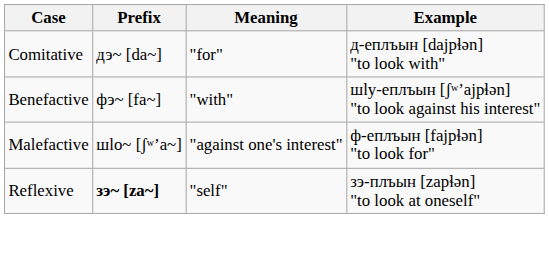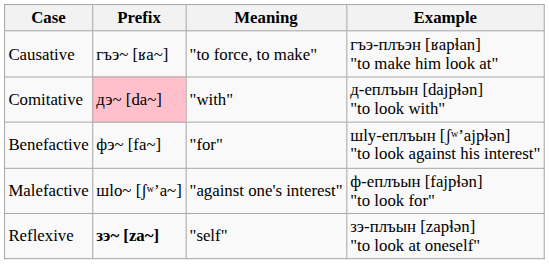+ row: (42, 53)
(129, 53) no background -> (129, 99) pink background
(206, 53) "for" -> (211, 99) "with"
(211, 99) "with" -> (206, 145) "for"
